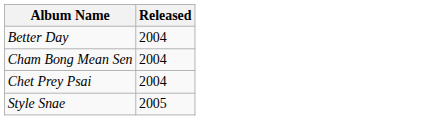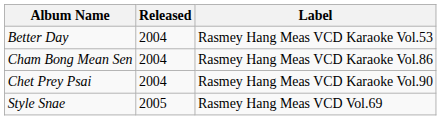+ column: (315, 15)
